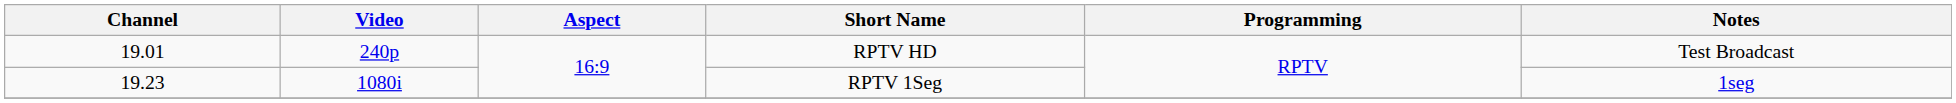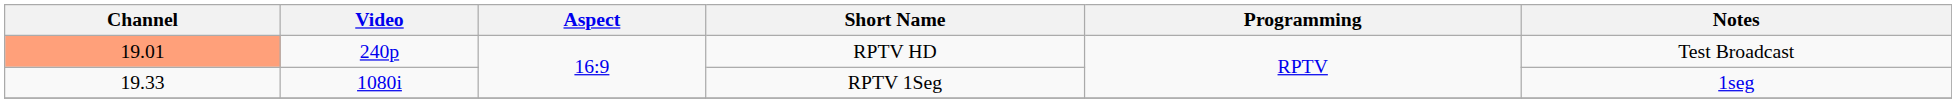(143, 51) no background -> (143, 51) lightsalmon background
(143, 82) 19.23 -> (143, 82) 19.33
